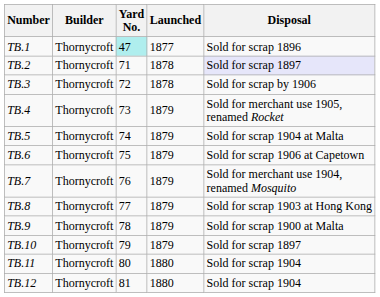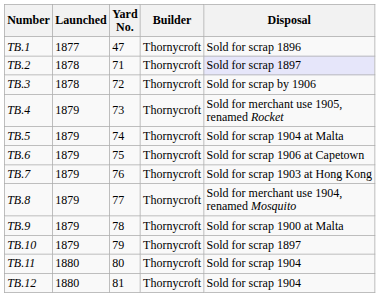columns swapped: (84, 20) <-> (175, 20)
(125, 46) paleturquoise background -> (118, 46) no background
(274, 180) Sold for merchant use 1904, renamed Mosquito -> (289, 174) Sold for scrap 1903 at Hong Kong
(289, 206) Sold for scrap 1903 at Hong Kong -> (274, 200) Sold for merchant use 1904, renamed Mosquito
